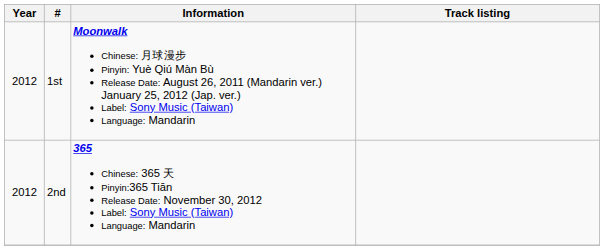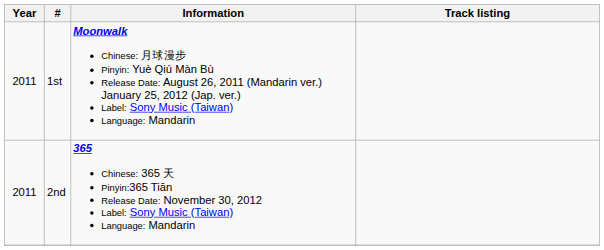(24, 81) 2012 -> (24, 81) 2011
(24, 192) 2012 -> (24, 192) 2011
